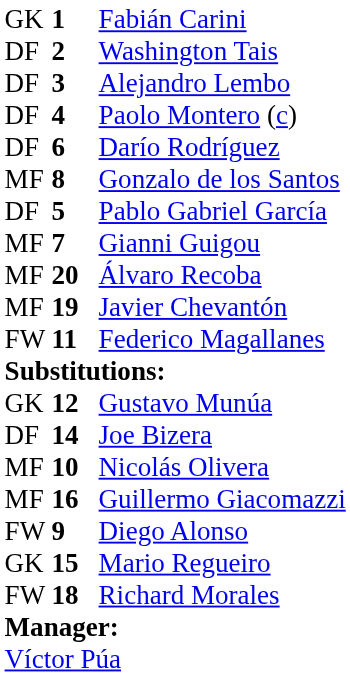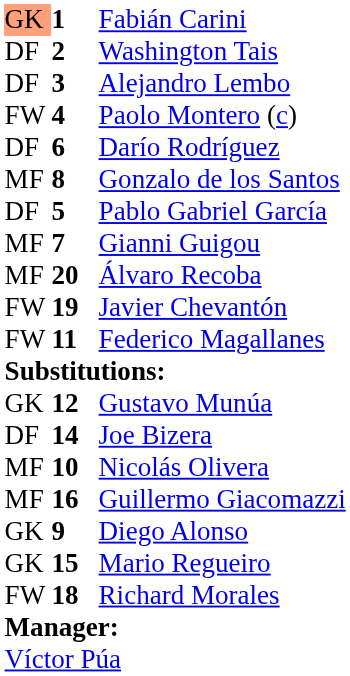(24, 19) no background -> (24, 19) lightsalmon background
(22, 115) DF -> (25, 115) FW
(24, 307) MF -> (25, 307) FW
(25, 530) FW -> (24, 530) GK
